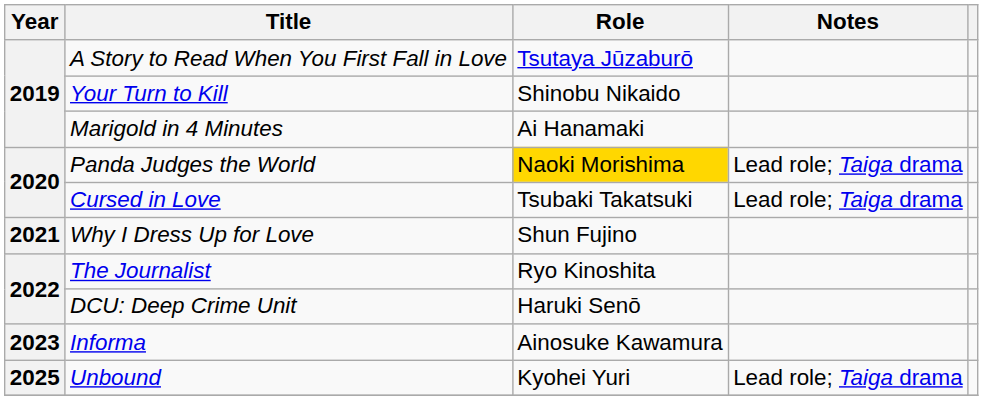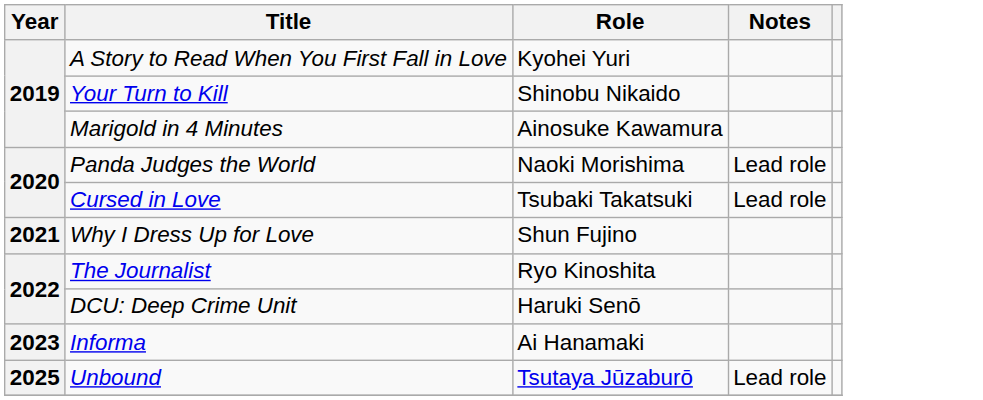(605, 57) Tsutaya Jūzaburō -> (574, 57) Kyohei Yuri
(581, 128) Ai Hanamaki -> (620, 128) Ainosuke Kawamura
(601, 164) gold background -> (601, 164) no background
(848, 164) Lead role; Taiga drama -> (780, 164) Lead role
(848, 199) Lead role; Taiga drama -> (780, 199) Lead role
(620, 341) Ainosuke Kawamura -> (581, 341) Ai Hanamaki
(574, 377) Kyohei Yuri -> (605, 377) Tsutaya Jūzaburō
(848, 377) Lead role; Taiga drama -> (780, 377) Lead role
